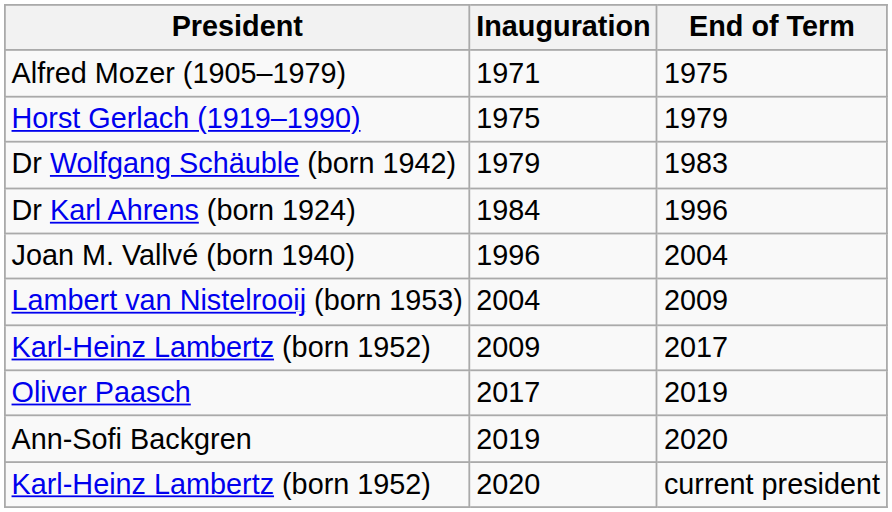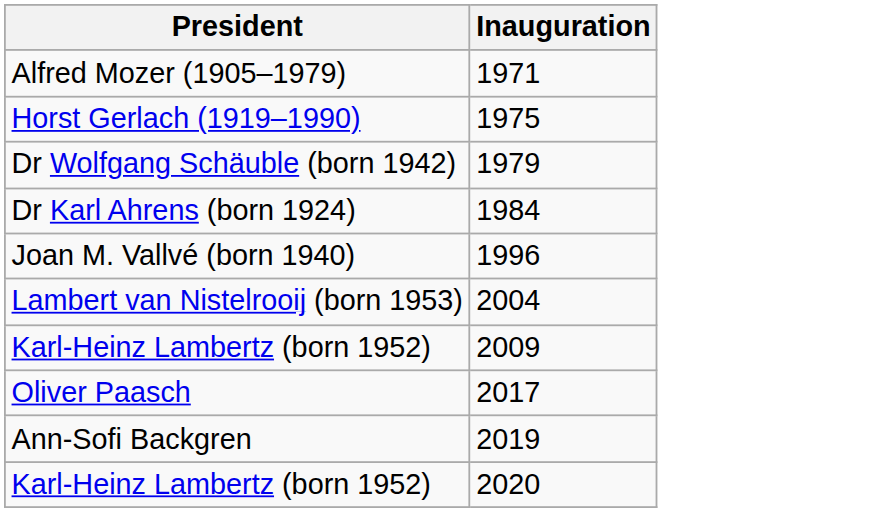- column: (772, 27)
